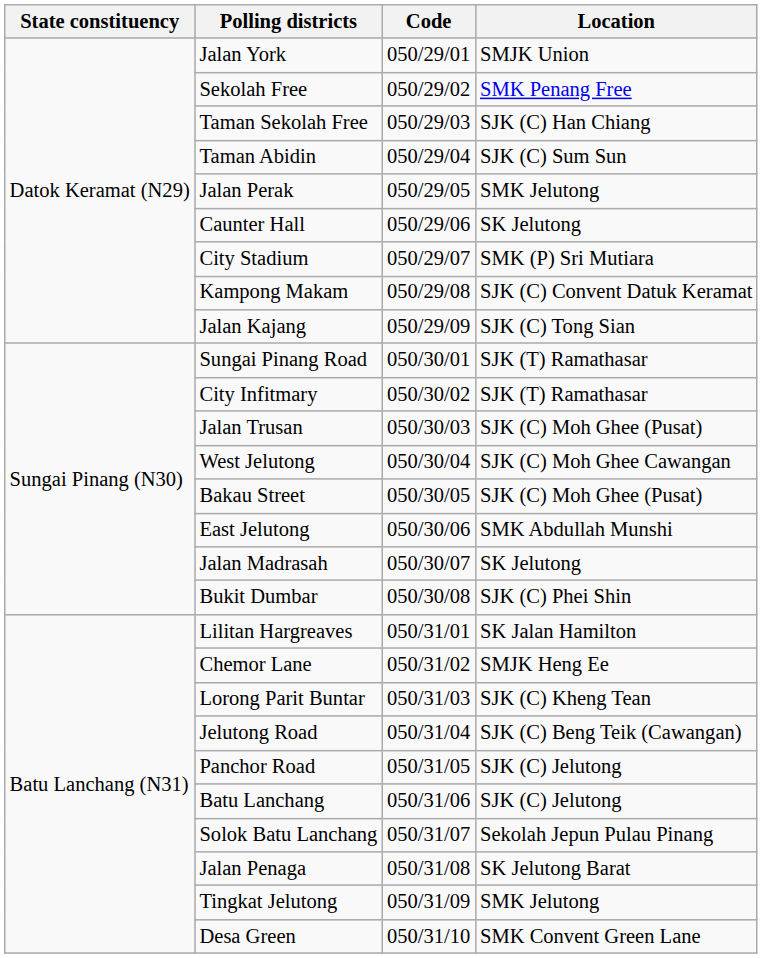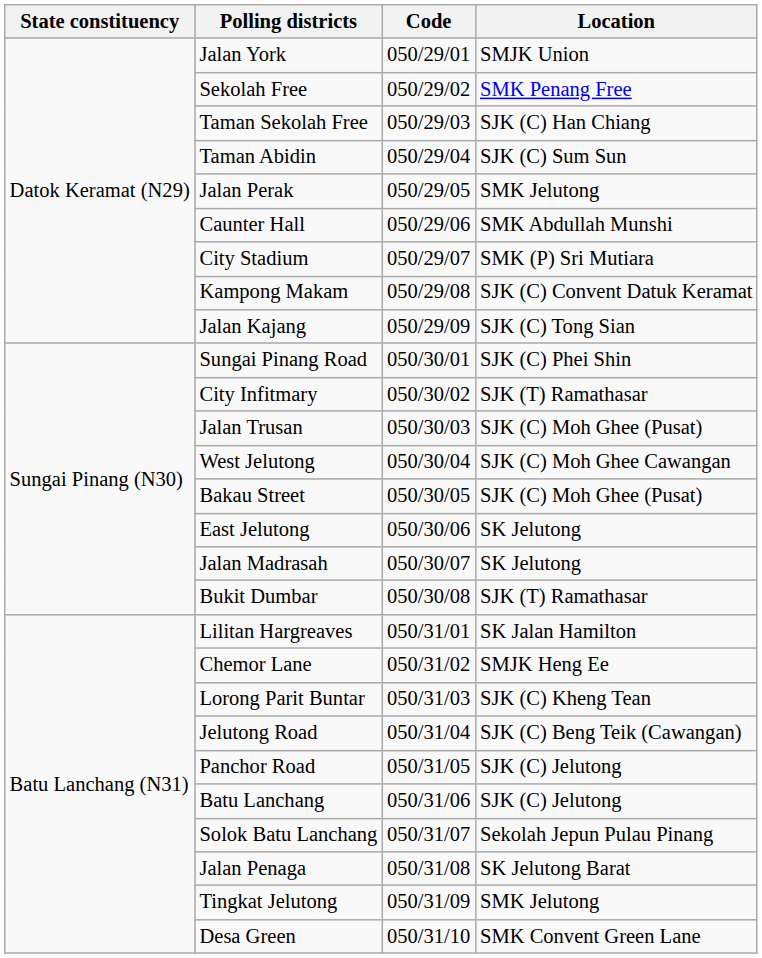(530, 224) SK Jelutong -> (576, 224) SMK Abdullah Munshi
(564, 359) SJK (T) Ramathasar -> (556, 359) SJK (C) Phei Shin
(576, 529) SMK Abdullah Munshi -> (530, 529) SK Jelutong
(556, 597) SJK (C) Phei Shin -> (564, 597) SJK (T) Ramathasar
